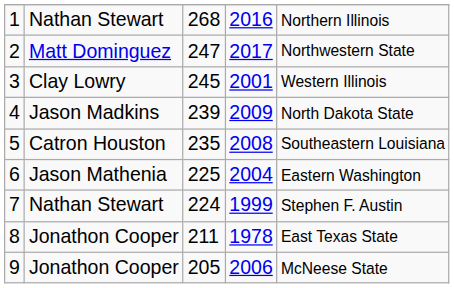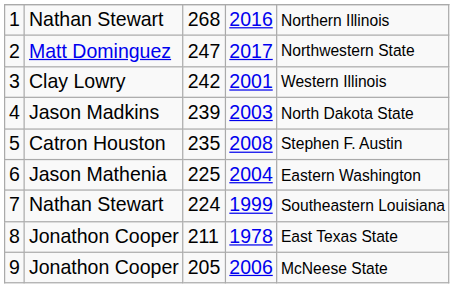(204, 81) 245 -> (204, 81) 242
(251, 112) 2009 -> (251, 112) 2003
(363, 144) Southeastern Louisiana -> (342, 144) Stephen F. Austin
(342, 206) Stephen F. Austin -> (363, 206) Southeastern Louisiana
